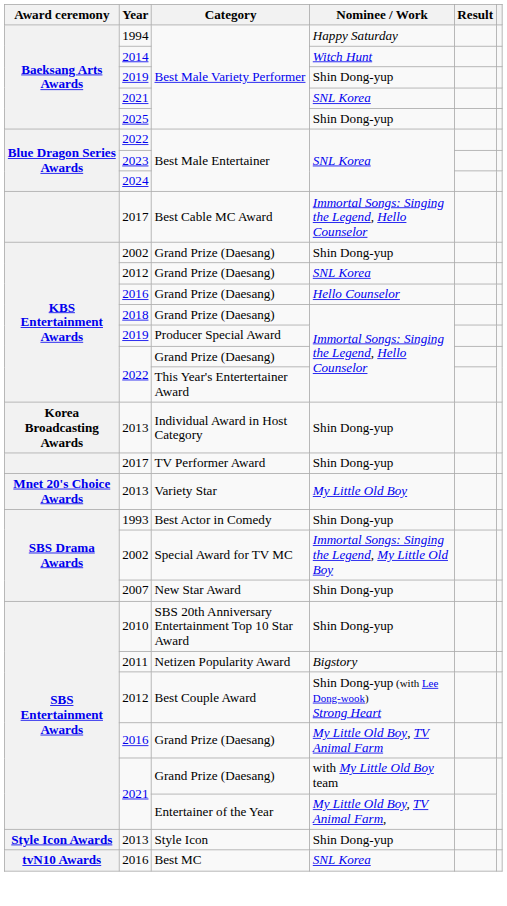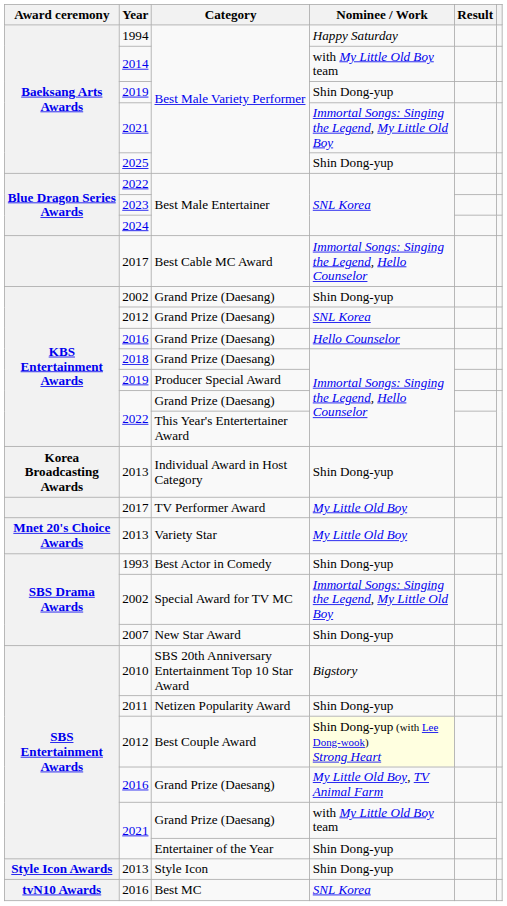(342, 56) Witch Hunt -> (373, 63) with My Little Old Boy team
(342, 98) SNL Korea -> (380, 127) Immortal Songs: Singing the Legend, My Little Old Boy
(353, 463) Shin Dong-yup -> (360, 507) My Little Old Boy
(353, 626) Shin Dong-yup -> (335, 670) Bigstory
(335, 661) Bigstory -> (353, 706) Shin Dong-yup
(376, 697) no background -> (376, 741) lightyellow background
(371, 811) My Little Old Boy, TV Animal Farm, -> (353, 848) Shin Dong-yup
